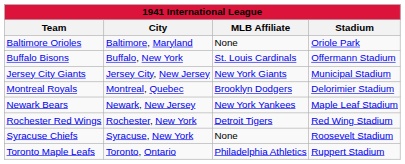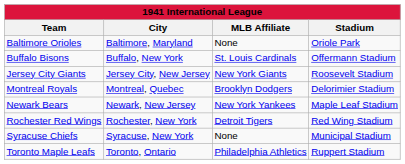(351, 74) Municipal Stadium -> (352, 74) Roosevelt Stadium
(352, 136) Roosevelt Stadium -> (351, 136) Municipal Stadium
